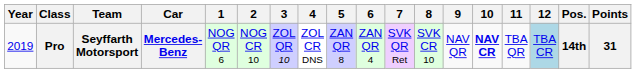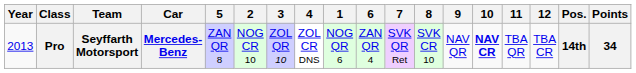columns swapped: (221, 14) <-> (341, 14)
(20, 46) 2019 -> (20, 46) 2013
(545, 46) lightblue background -> (545, 46) no background
(610, 46) 31 -> (610, 46) 34
